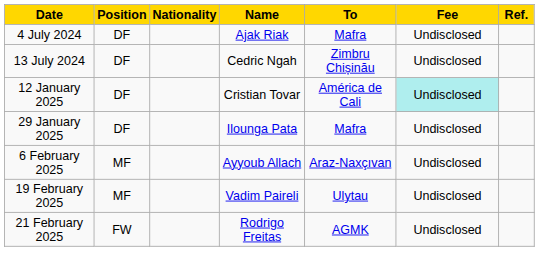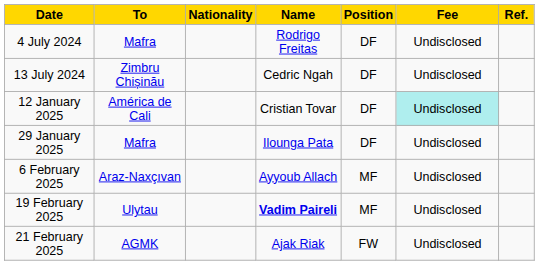columns swapped: (122, 15) <-> (350, 15)
(262, 35) Ajak Riak -> (298, 41) Rodrigo Freitas
(262, 196) normal -> (298, 210) bold
(262, 230) Rodrigo Freitas -> (298, 244) Ajak Riak
